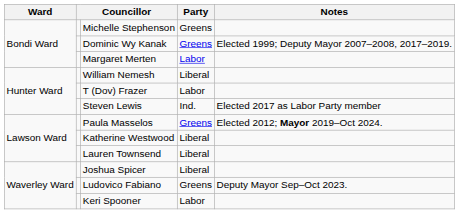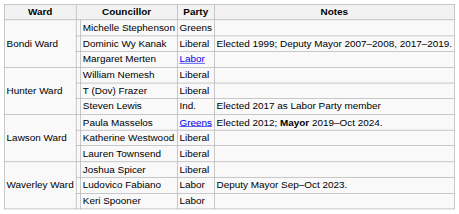(196, 43) Greens -> (194, 43) Liberal
(192, 91) Labor -> (194, 91) Liberal
(196, 185) Greens -> (192, 185) Labor
